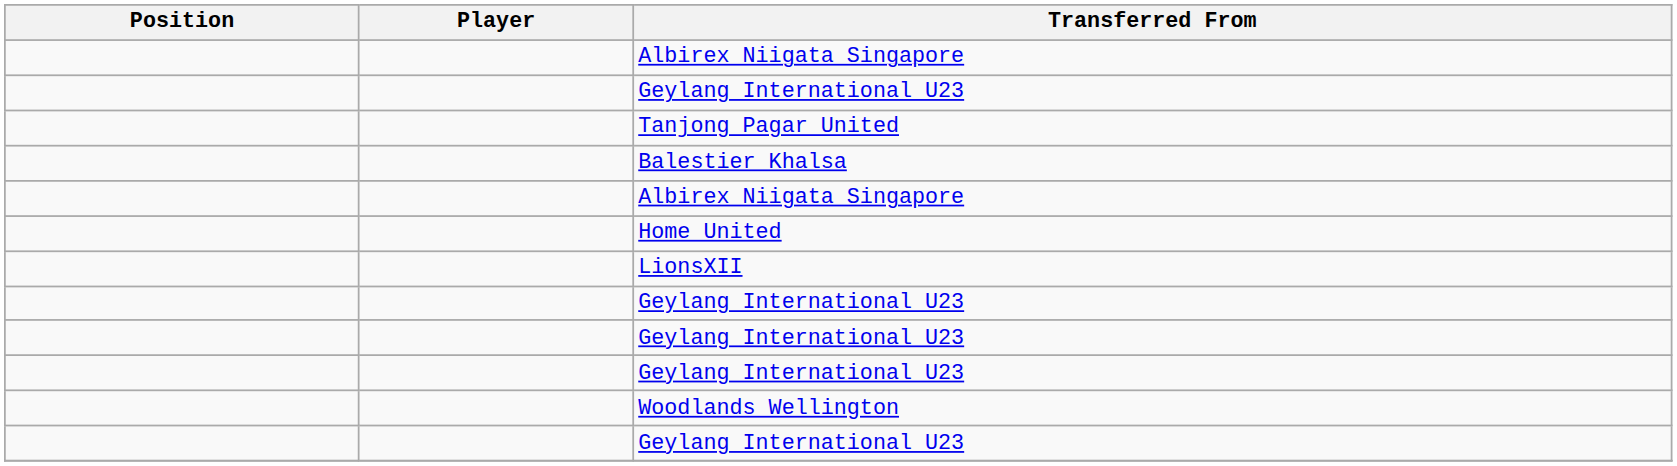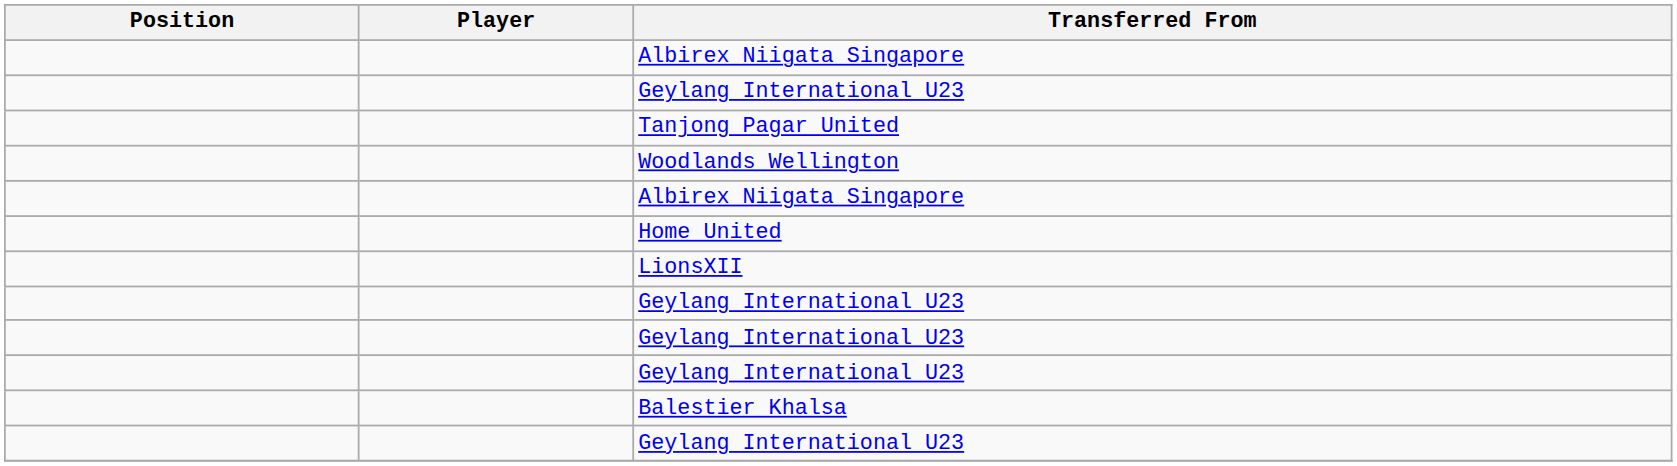rows swapped: (182, 409) <-> (182, 163)
